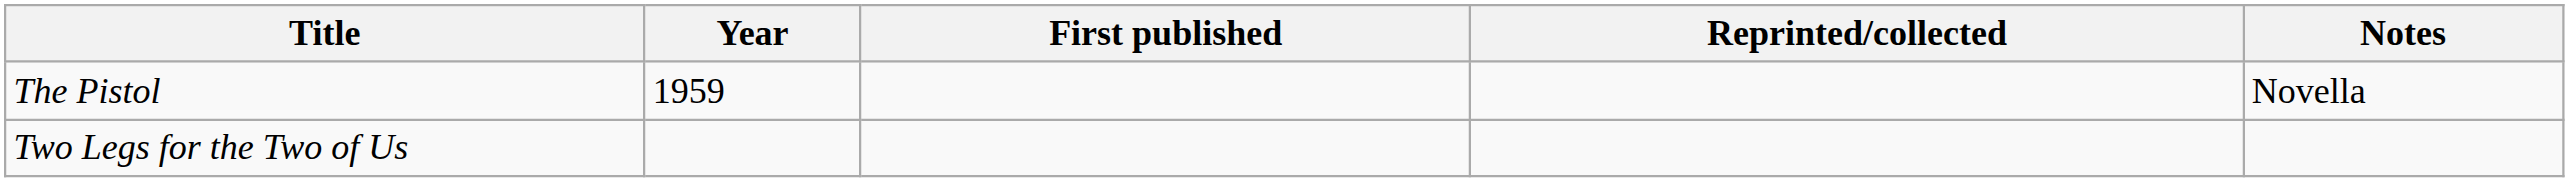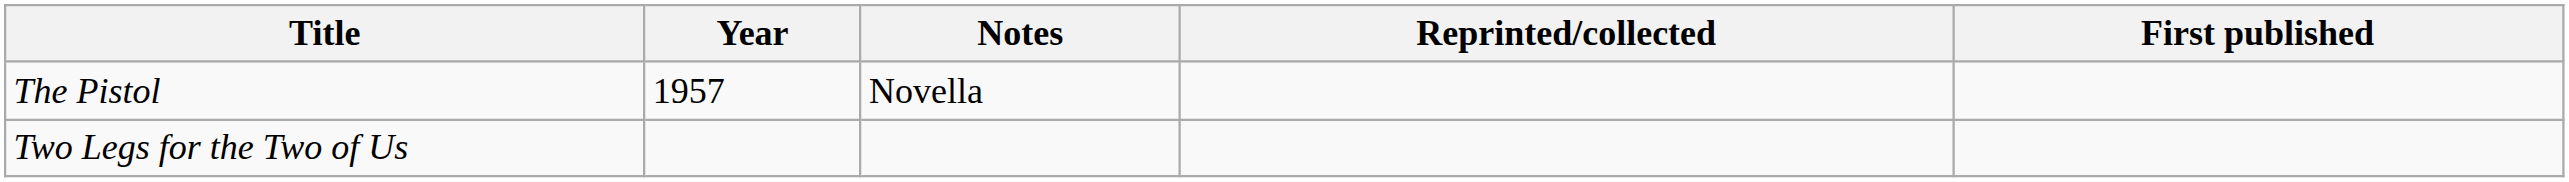columns swapped: (1166, 33) <-> (2403, 33)
(689, 90) 1959 -> (689, 90) 1957
